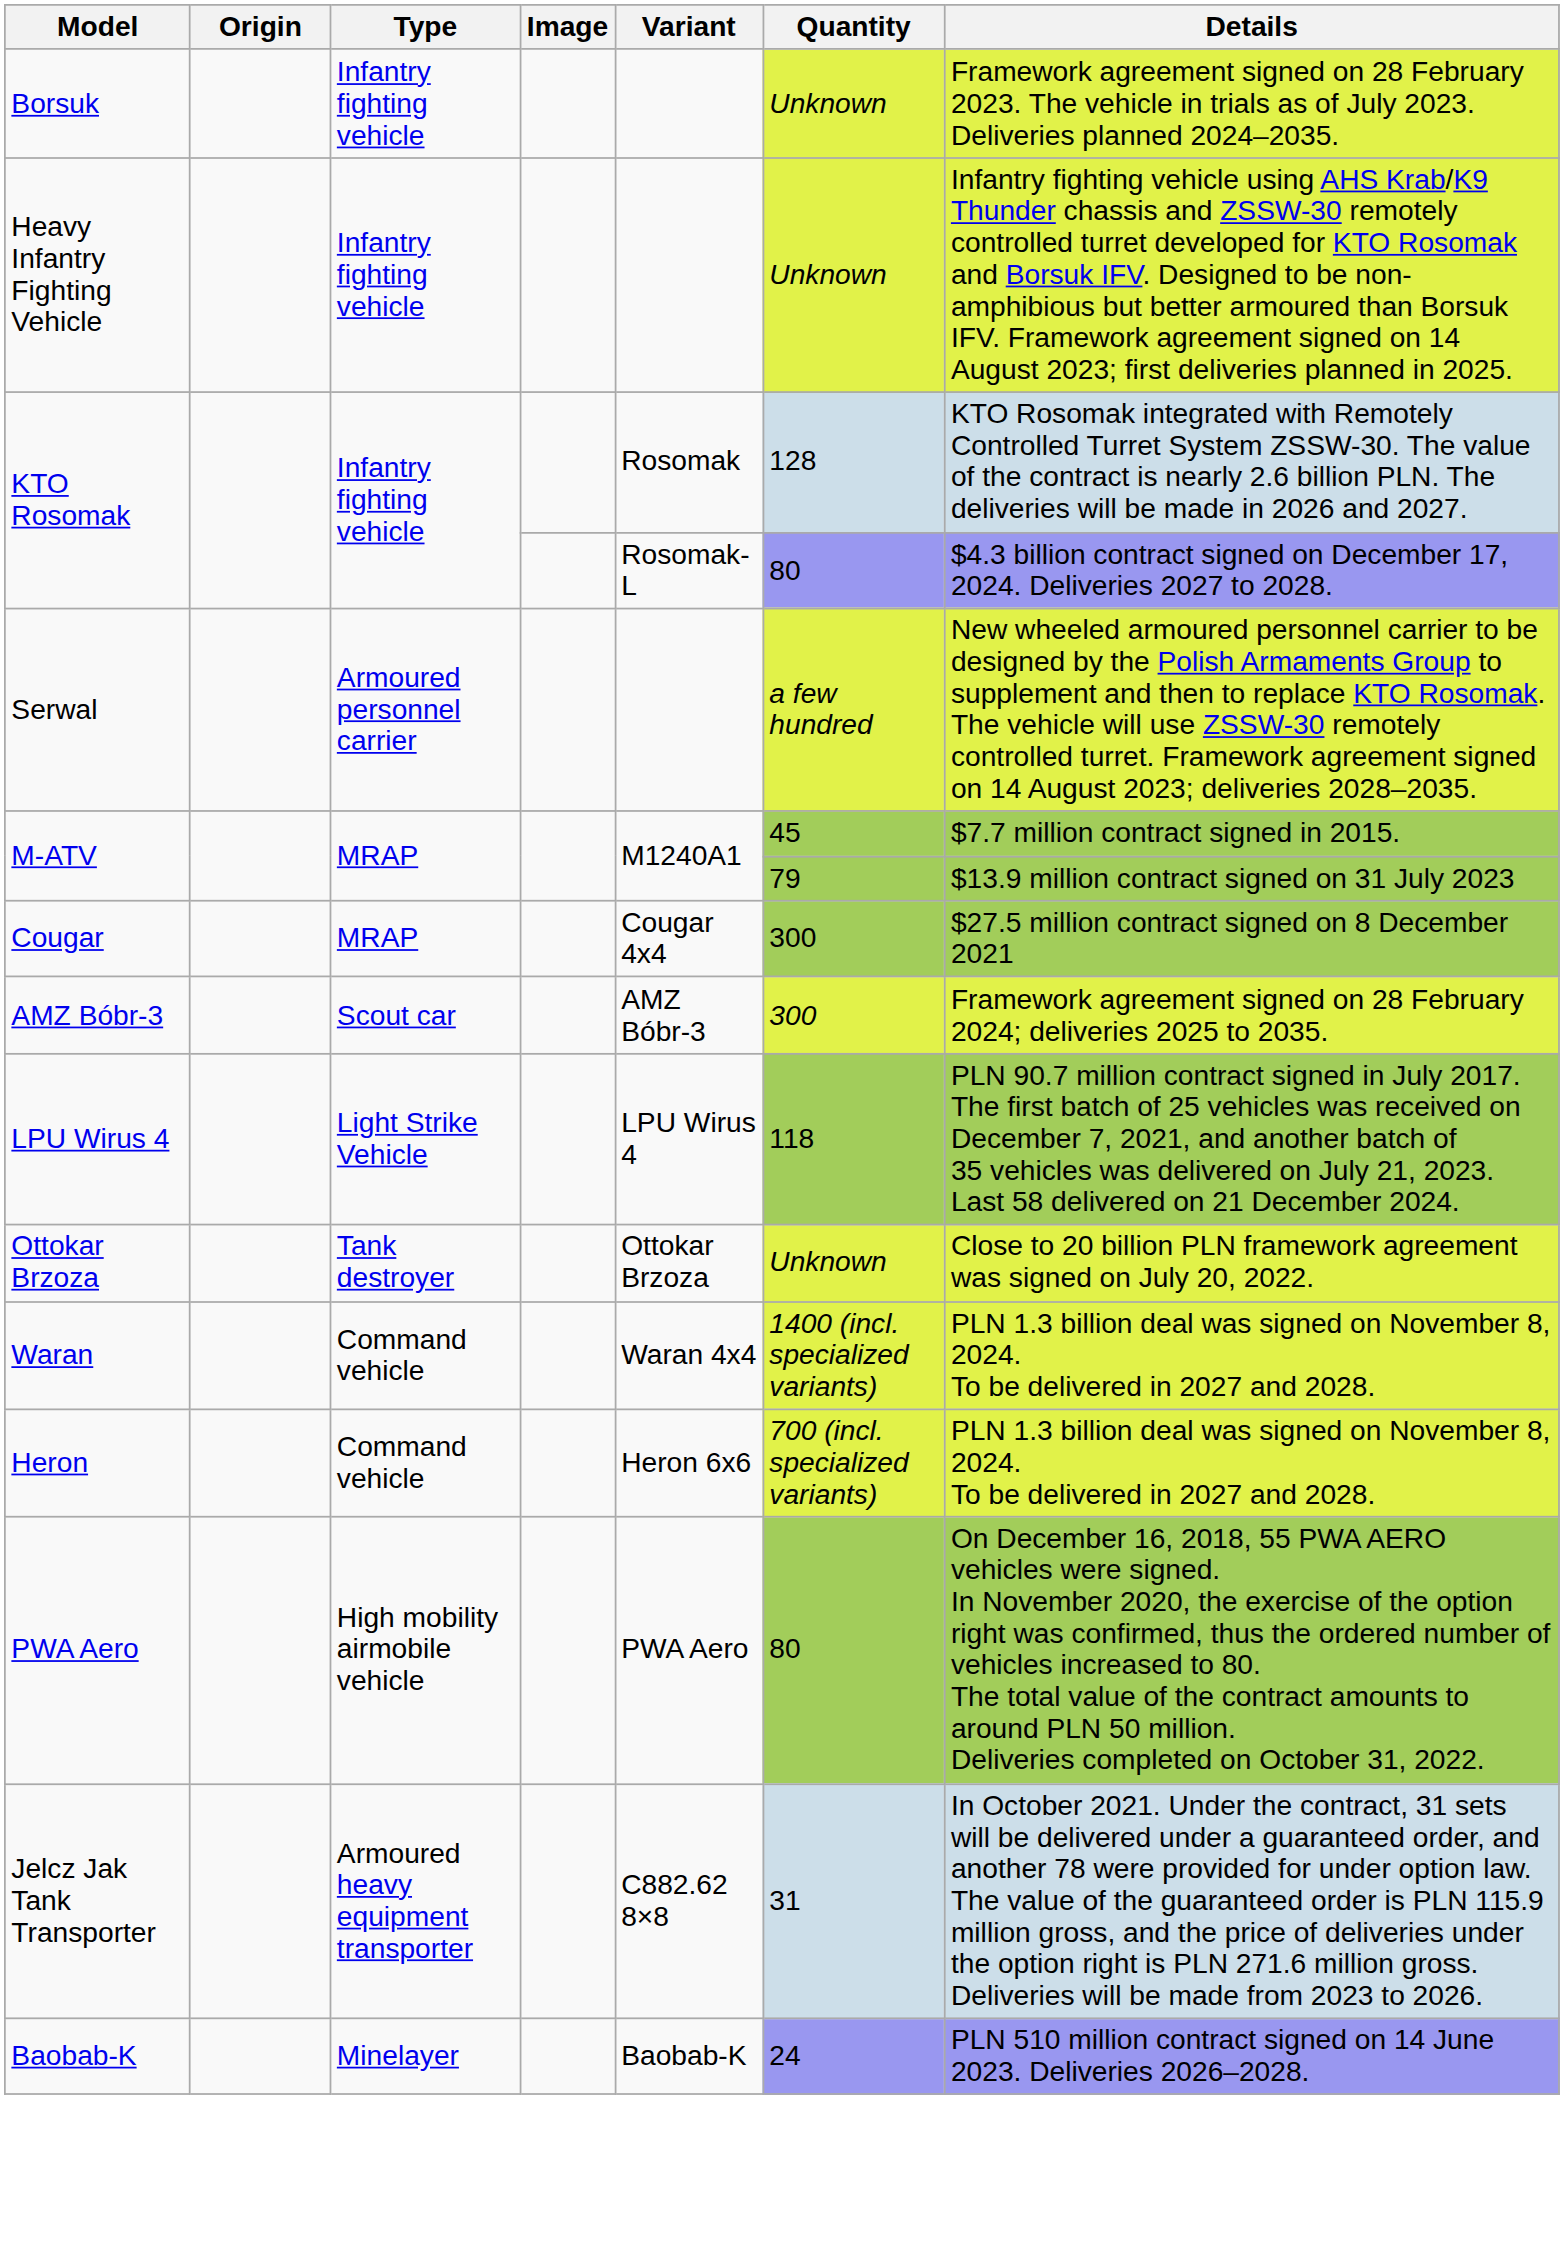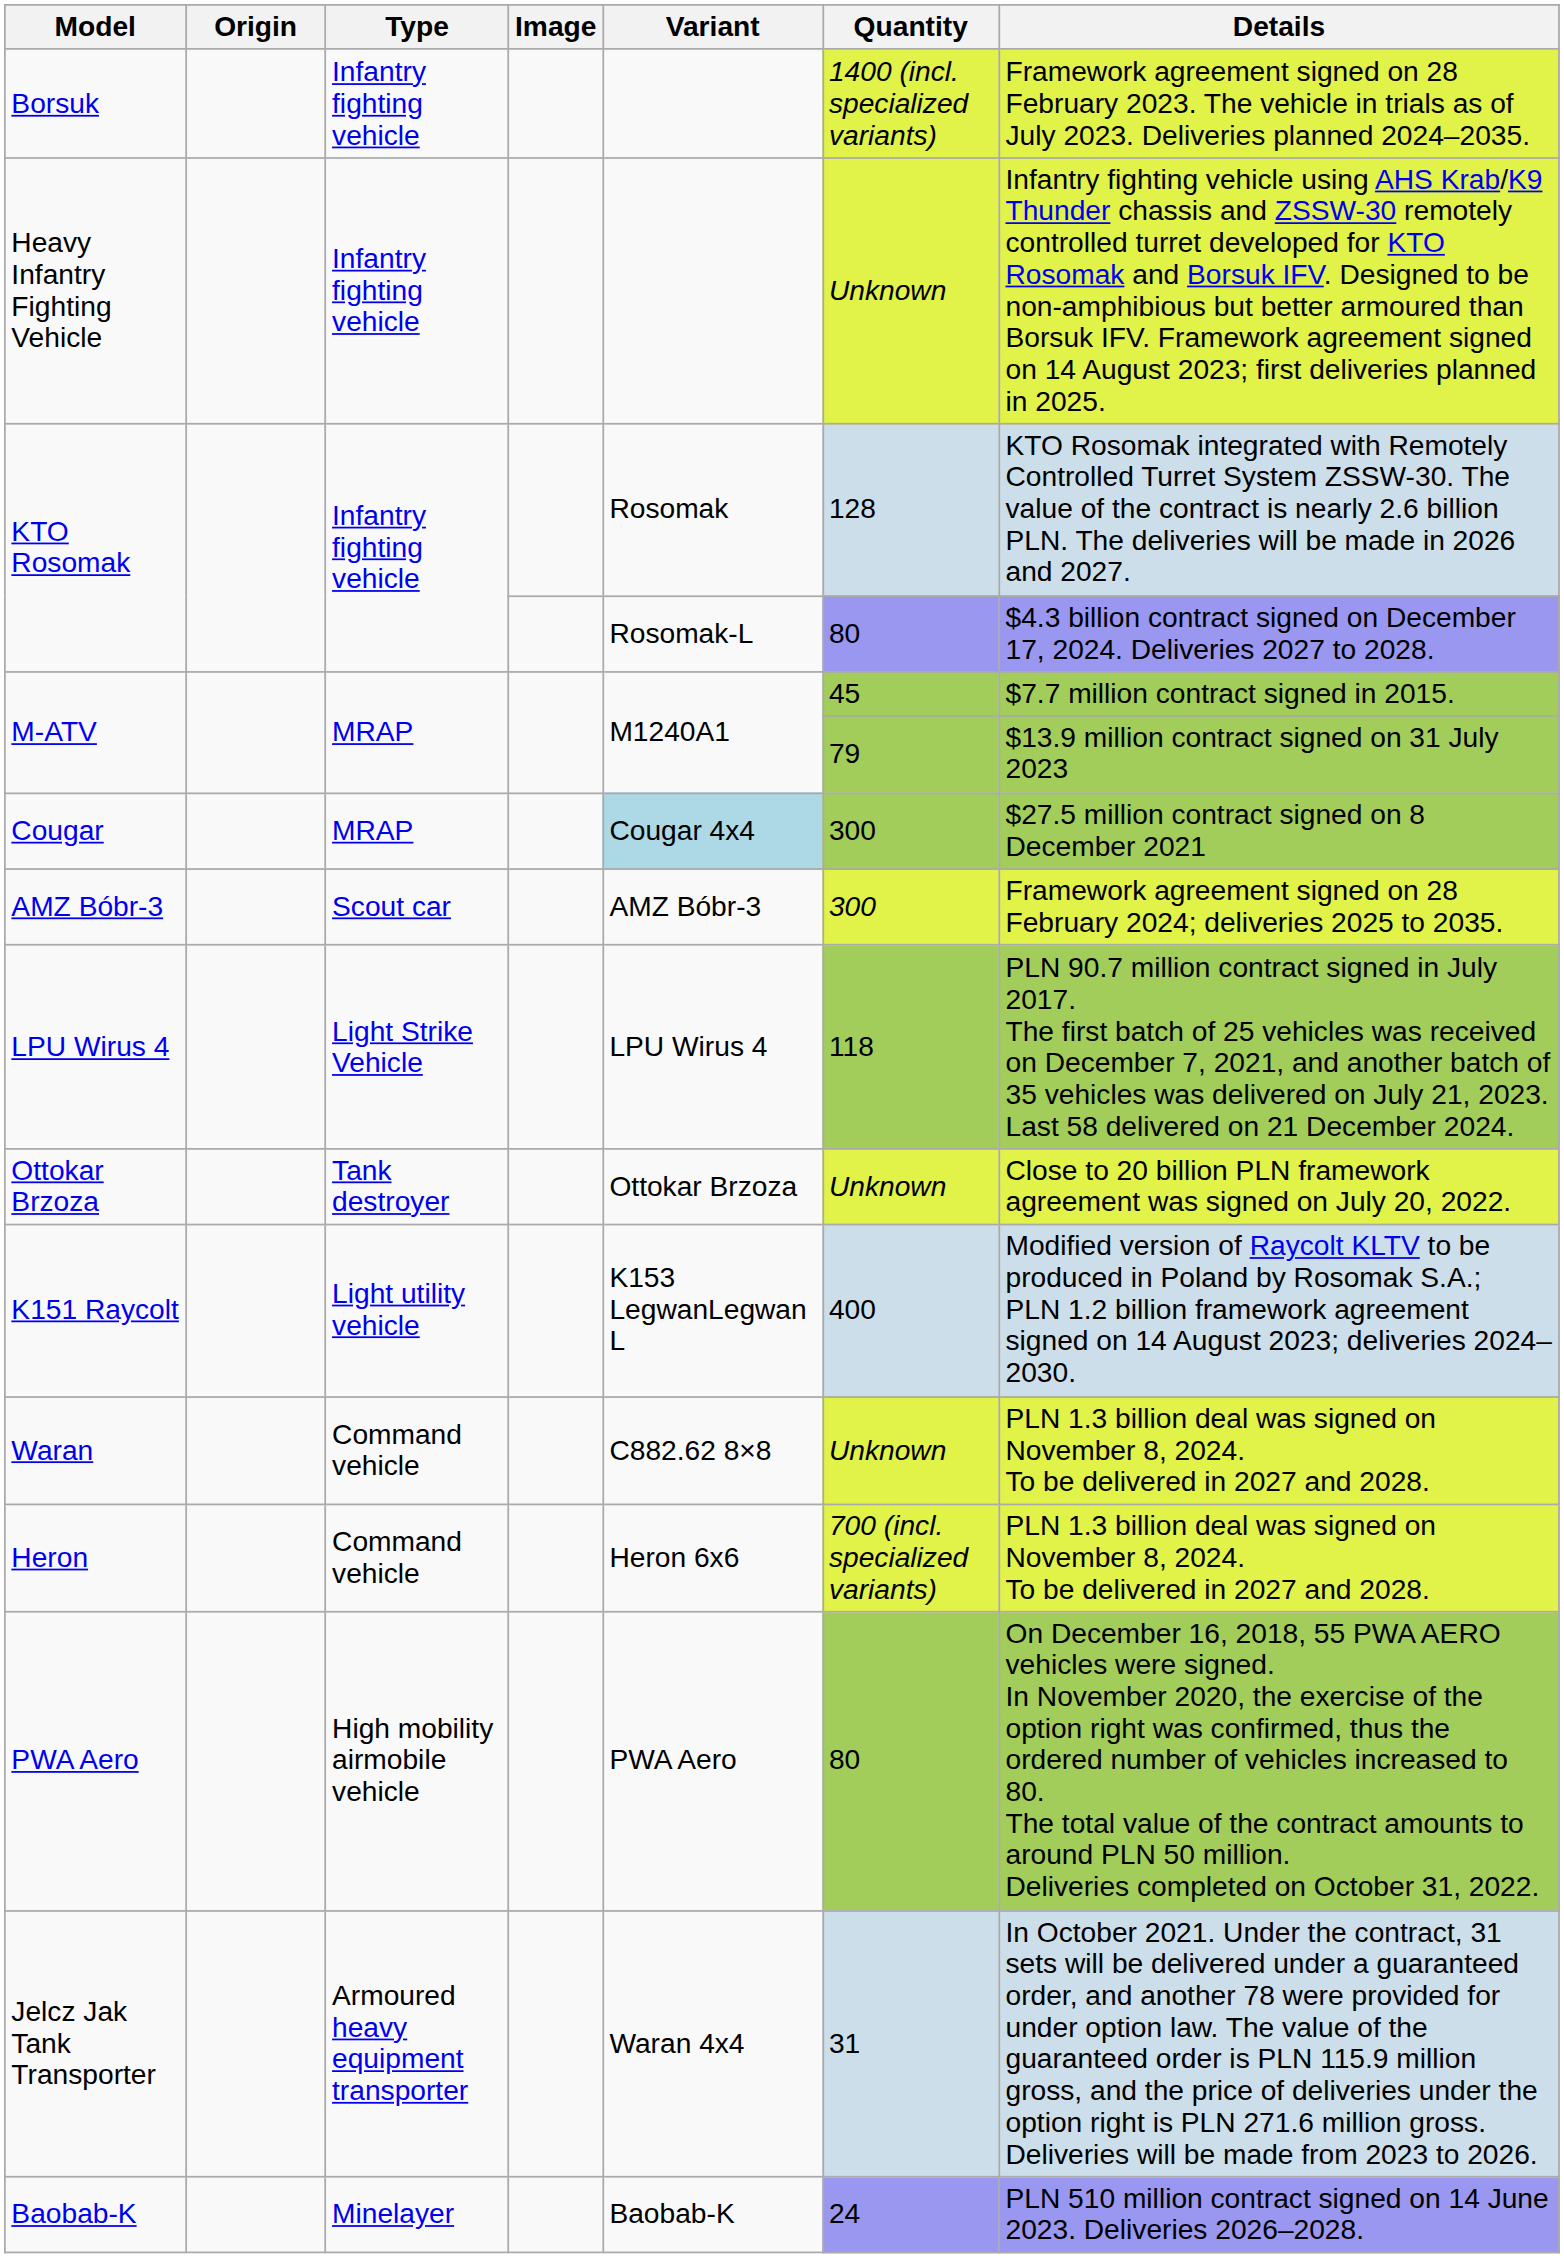(828, 103) Unknown -> (899, 103) 1400 (incl. specialized variants)
- row: (54, 709)
(667, 938) no background -> (682, 830) lightblue background
+ row: (95, 1310)
(689, 1354) Waran 4x4 -> (690, 1449) C882.62 8×8
(839, 1354) 1400 (incl. specialized variants) -> (888, 1449) Unknown
(674, 1900) C882.62 8×8 -> (677, 2043) Waran 4x4
